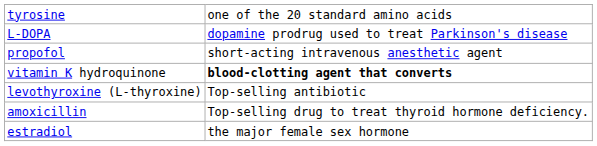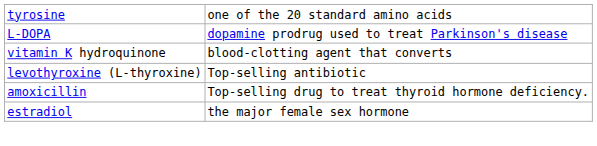- row: (36, 53)
(330, 73) bold -> (330, 53) normal
